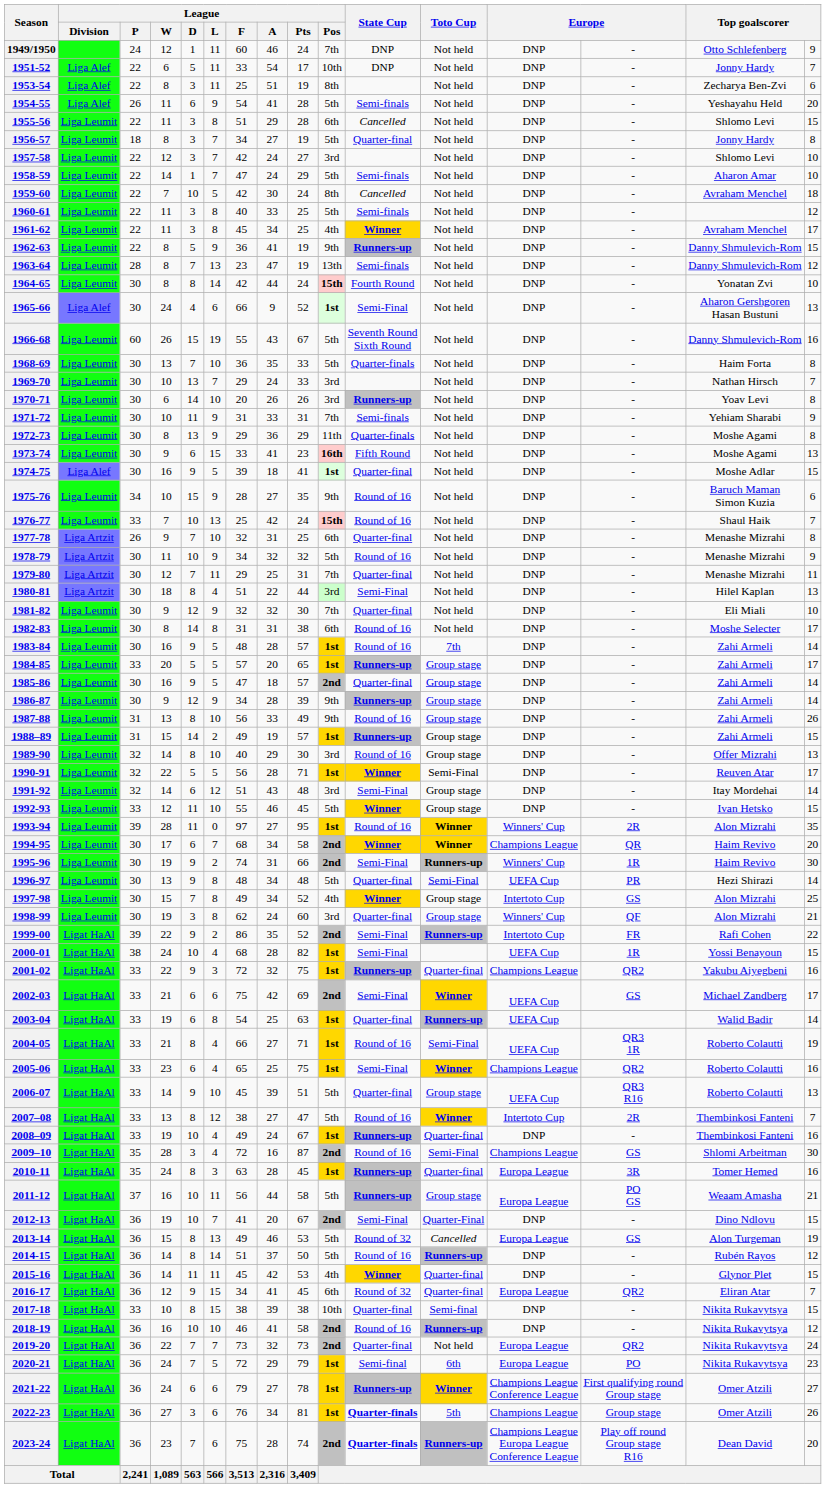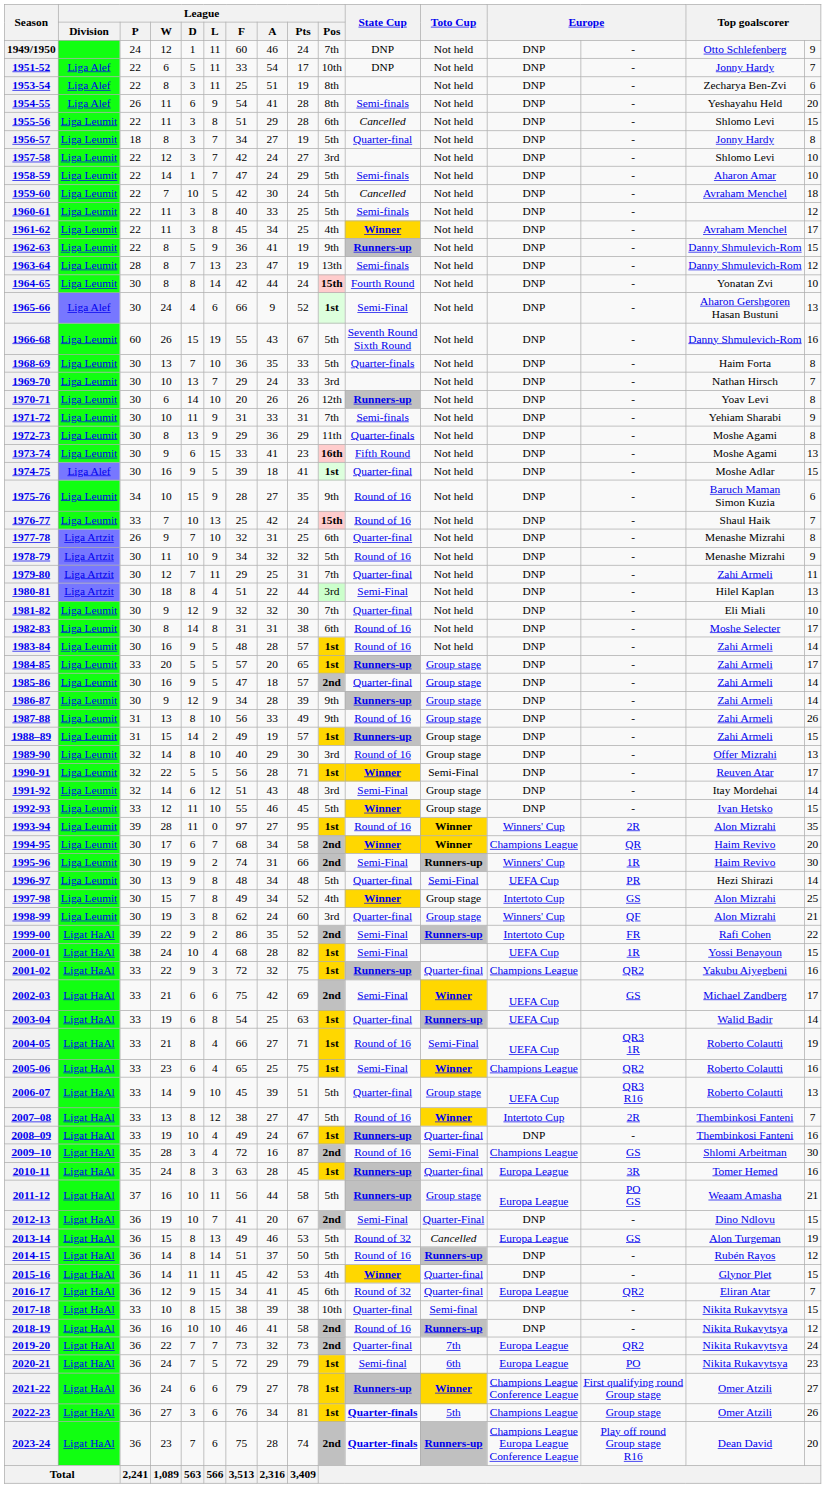(332, 103) 5th -> (332, 103) 8th
(332, 193) 8th -> (332, 193) 5th
(332, 399) 3rd -> (332, 399) 12th
(745, 574) Menashe Mizrahi -> (745, 574) Zahi Armeli
(454, 646) 7th -> (454, 646) Not held
(454, 1346) Not held -> (454, 1346) 7th
